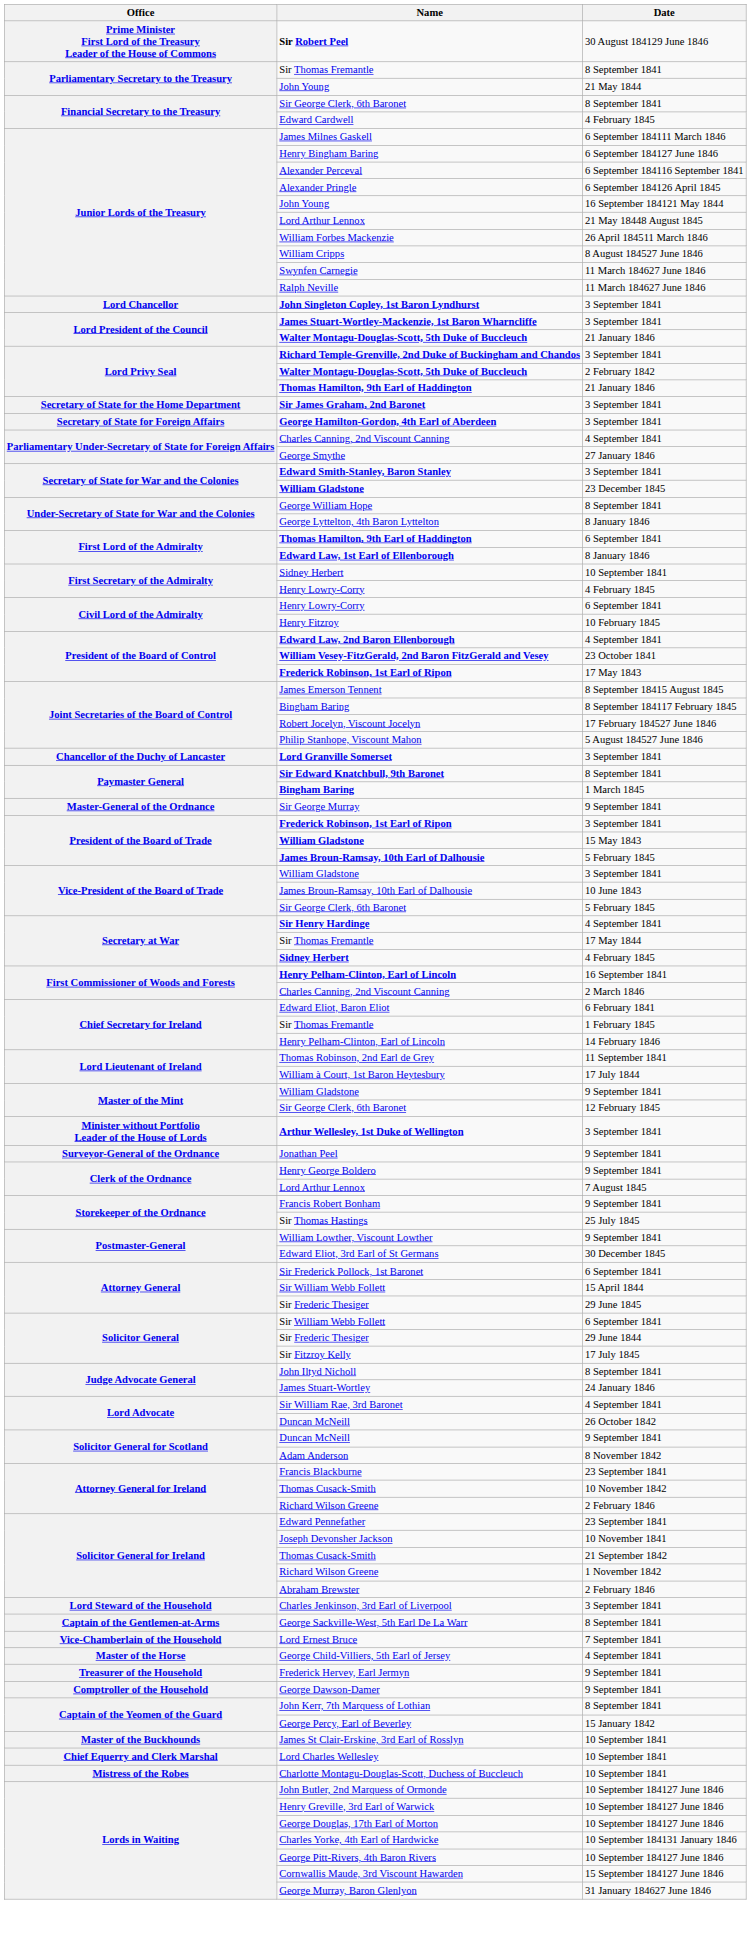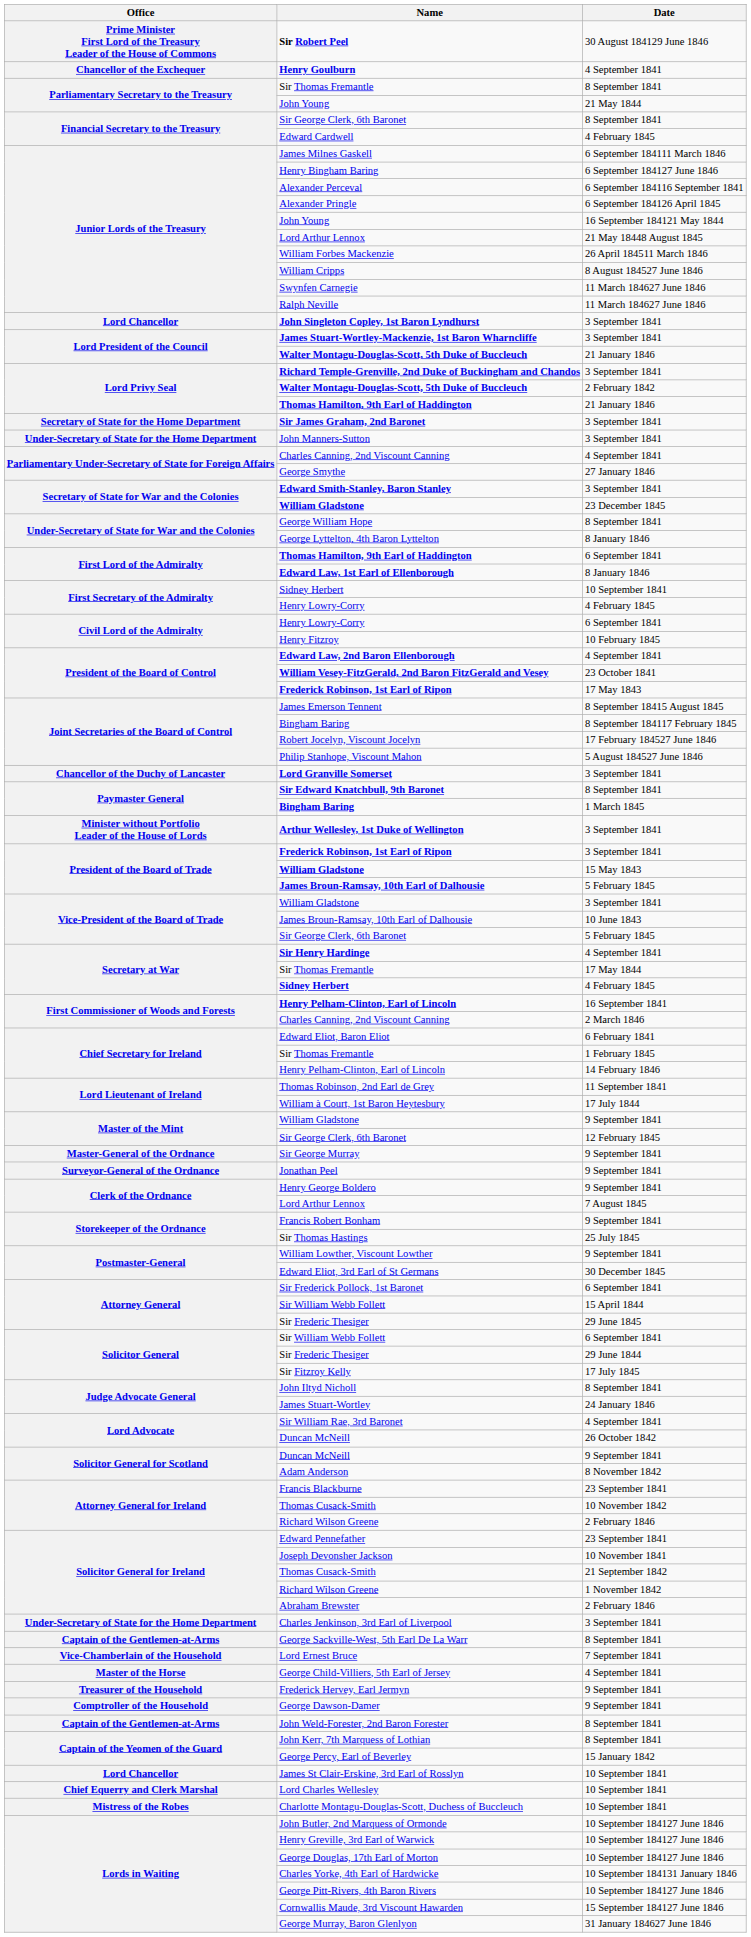+ row: (317, 70)
+ row: (325, 438)
- row: (388, 421)
rows swapped: (371, 1131) <-> (319, 807)
(141, 1606) Lord Steward of the Household -> (141, 1622) Under-Secretary of State for the Home Department
+ row: (364, 1723)
(141, 1740) Master of the Buckhounds -> (141, 1773) Lord Chancellor
